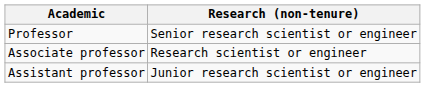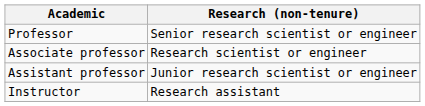+ row: (44, 92)
